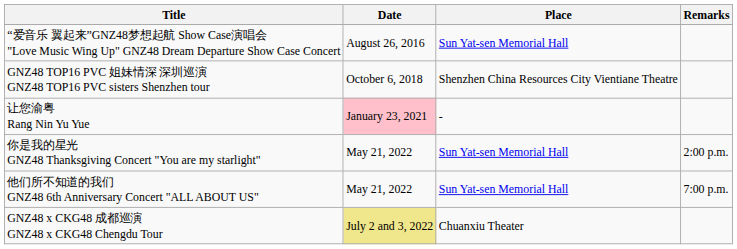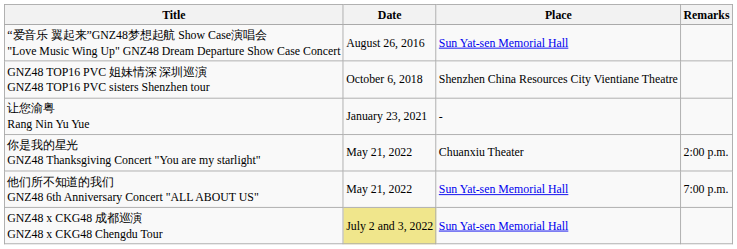(387, 116) pink background -> (387, 116) no background
(504, 152) Sun Yat-sen Memorial Hall -> (481, 152) Chuanxiu Theater
(481, 225) Chuanxiu Theater -> (504, 225) Sun Yat-sen Memorial Hall
